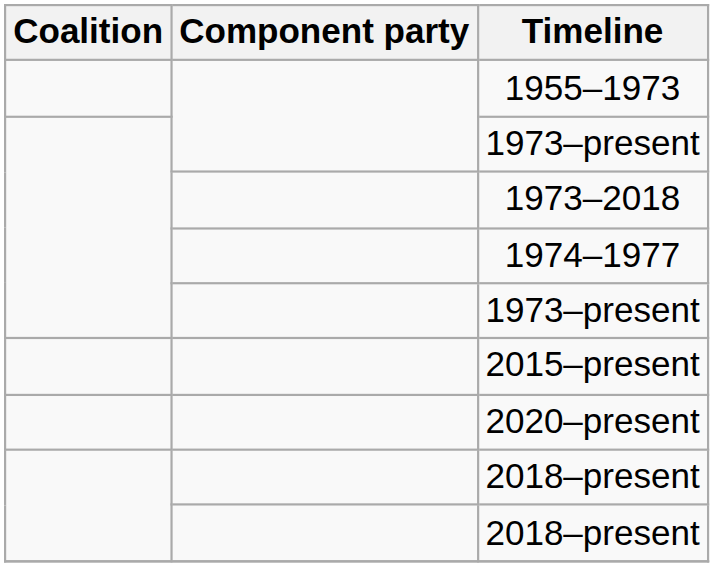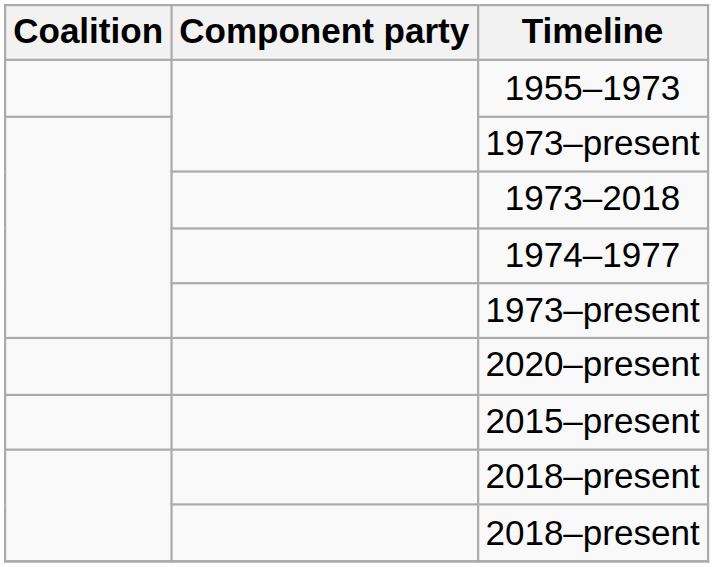rows swapped: (88, 366) <-> (88, 422)
